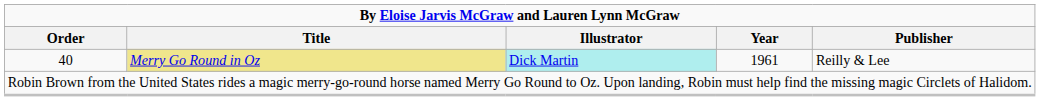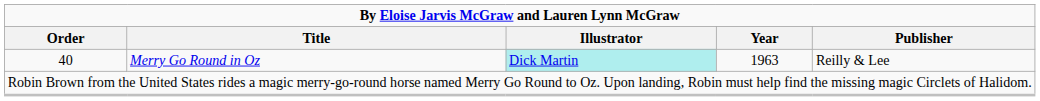(195, 60) khaki background -> (195, 60) no background
(764, 60) 1961 -> (764, 60) 1963
